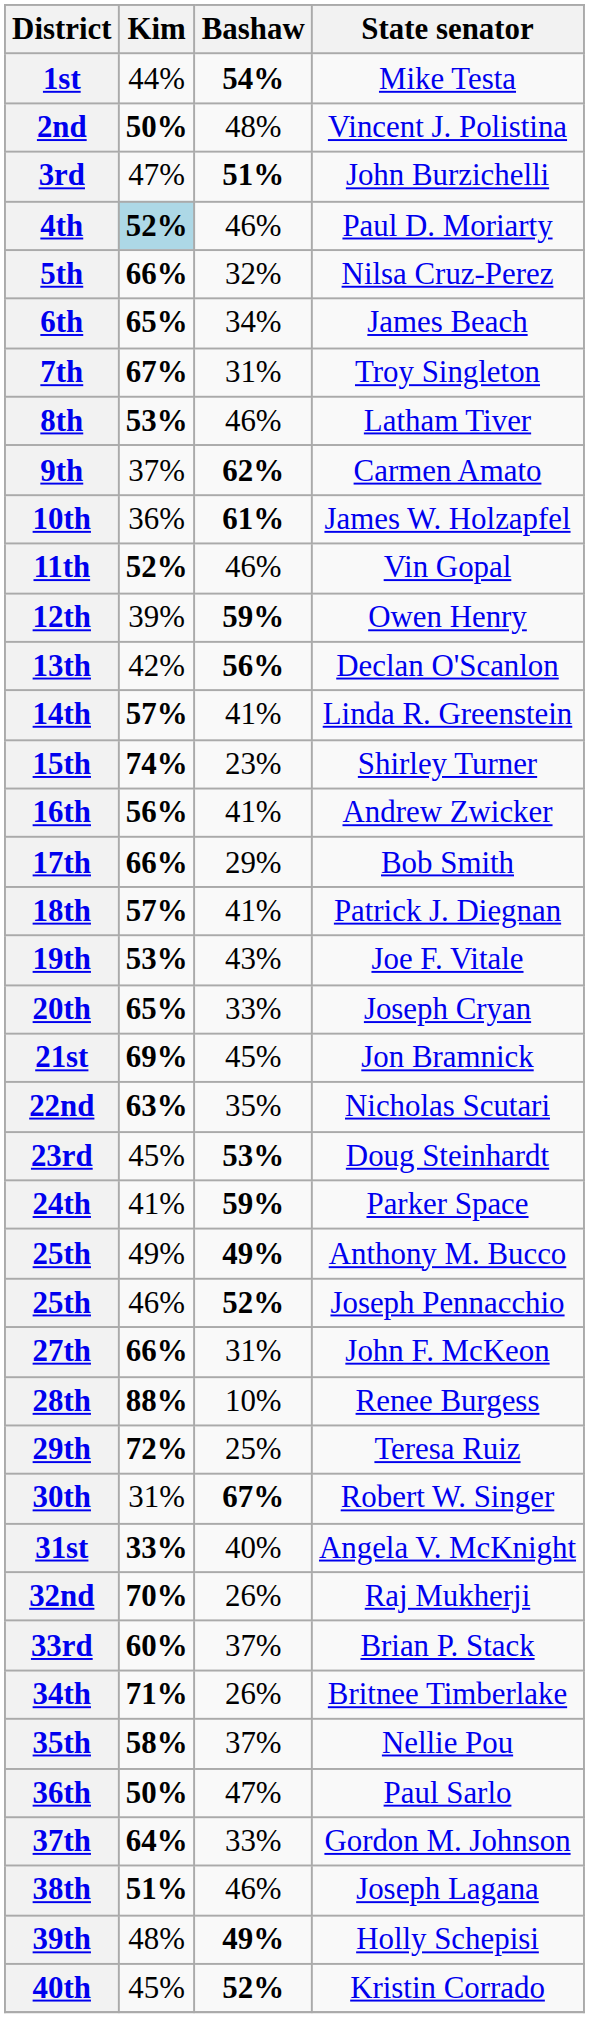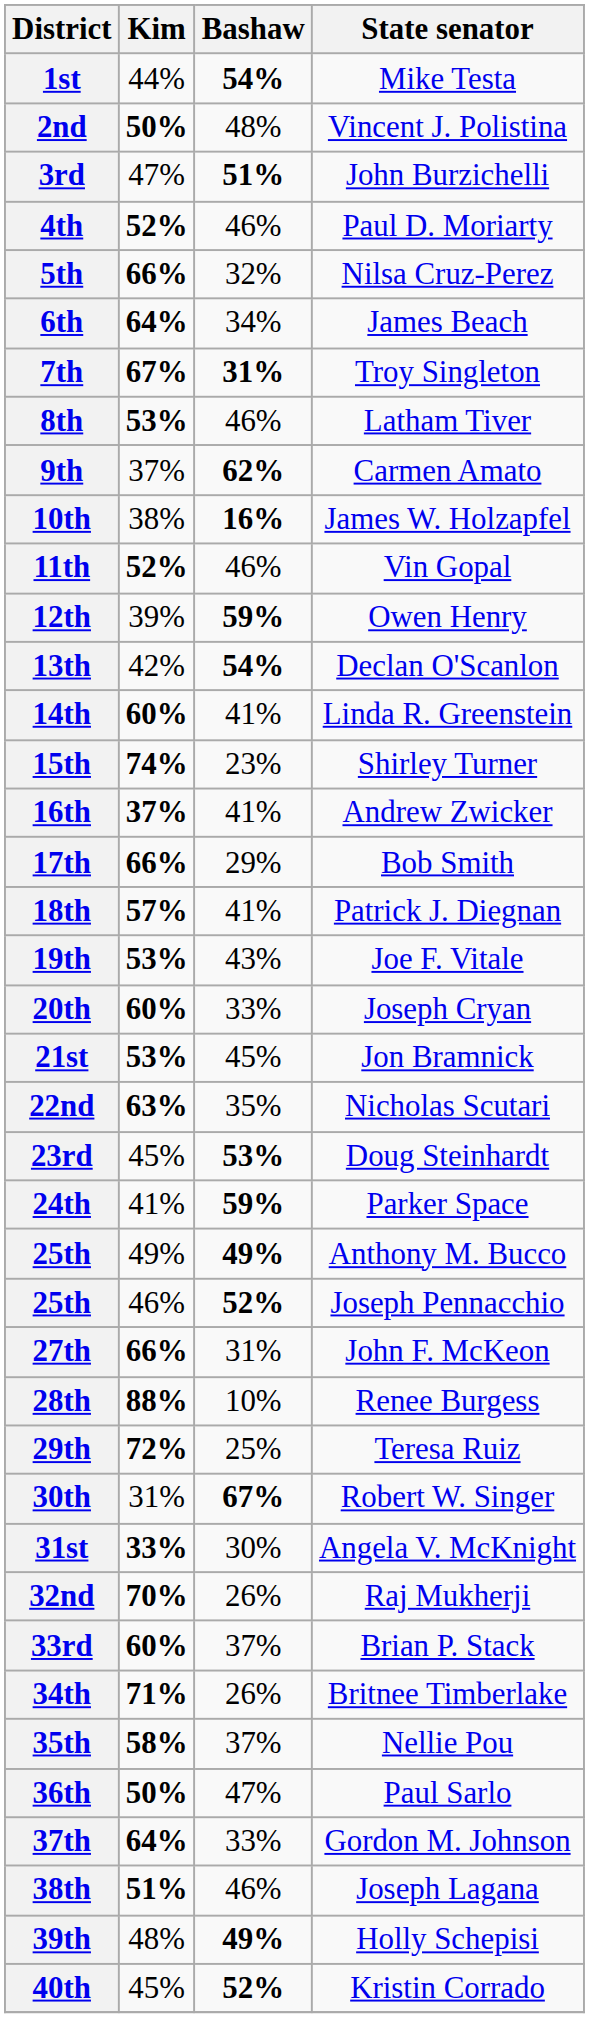(157, 224) lightblue background -> (157, 224) no background
(157, 322) 65% -> (157, 322) 64%
(253, 371) normal -> (253, 371) bold
(157, 518) 36% -> (157, 518) 38%
(253, 518) 61% -> (253, 518) 16%
(253, 665) 56% -> (253, 665) 54%
(157, 714) 57% -> (157, 714) 60%
(157, 812) 56% -> (157, 812) 37%
(157, 1008) 65% -> (157, 1008) 60%
(157, 1057) 69% -> (157, 1057) 53%
(253, 1547) 40% -> (253, 1547) 30%
